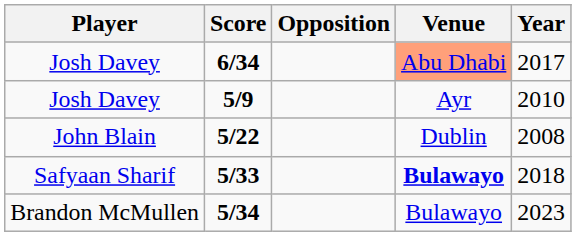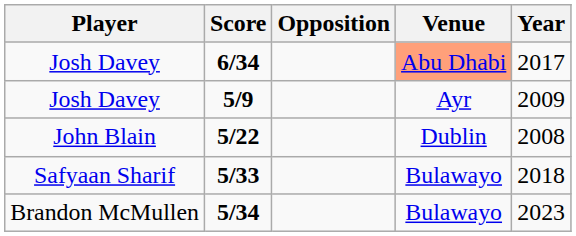(541, 99) 2010 -> (541, 99) 2009
(454, 174) bold -> (454, 174) normal
